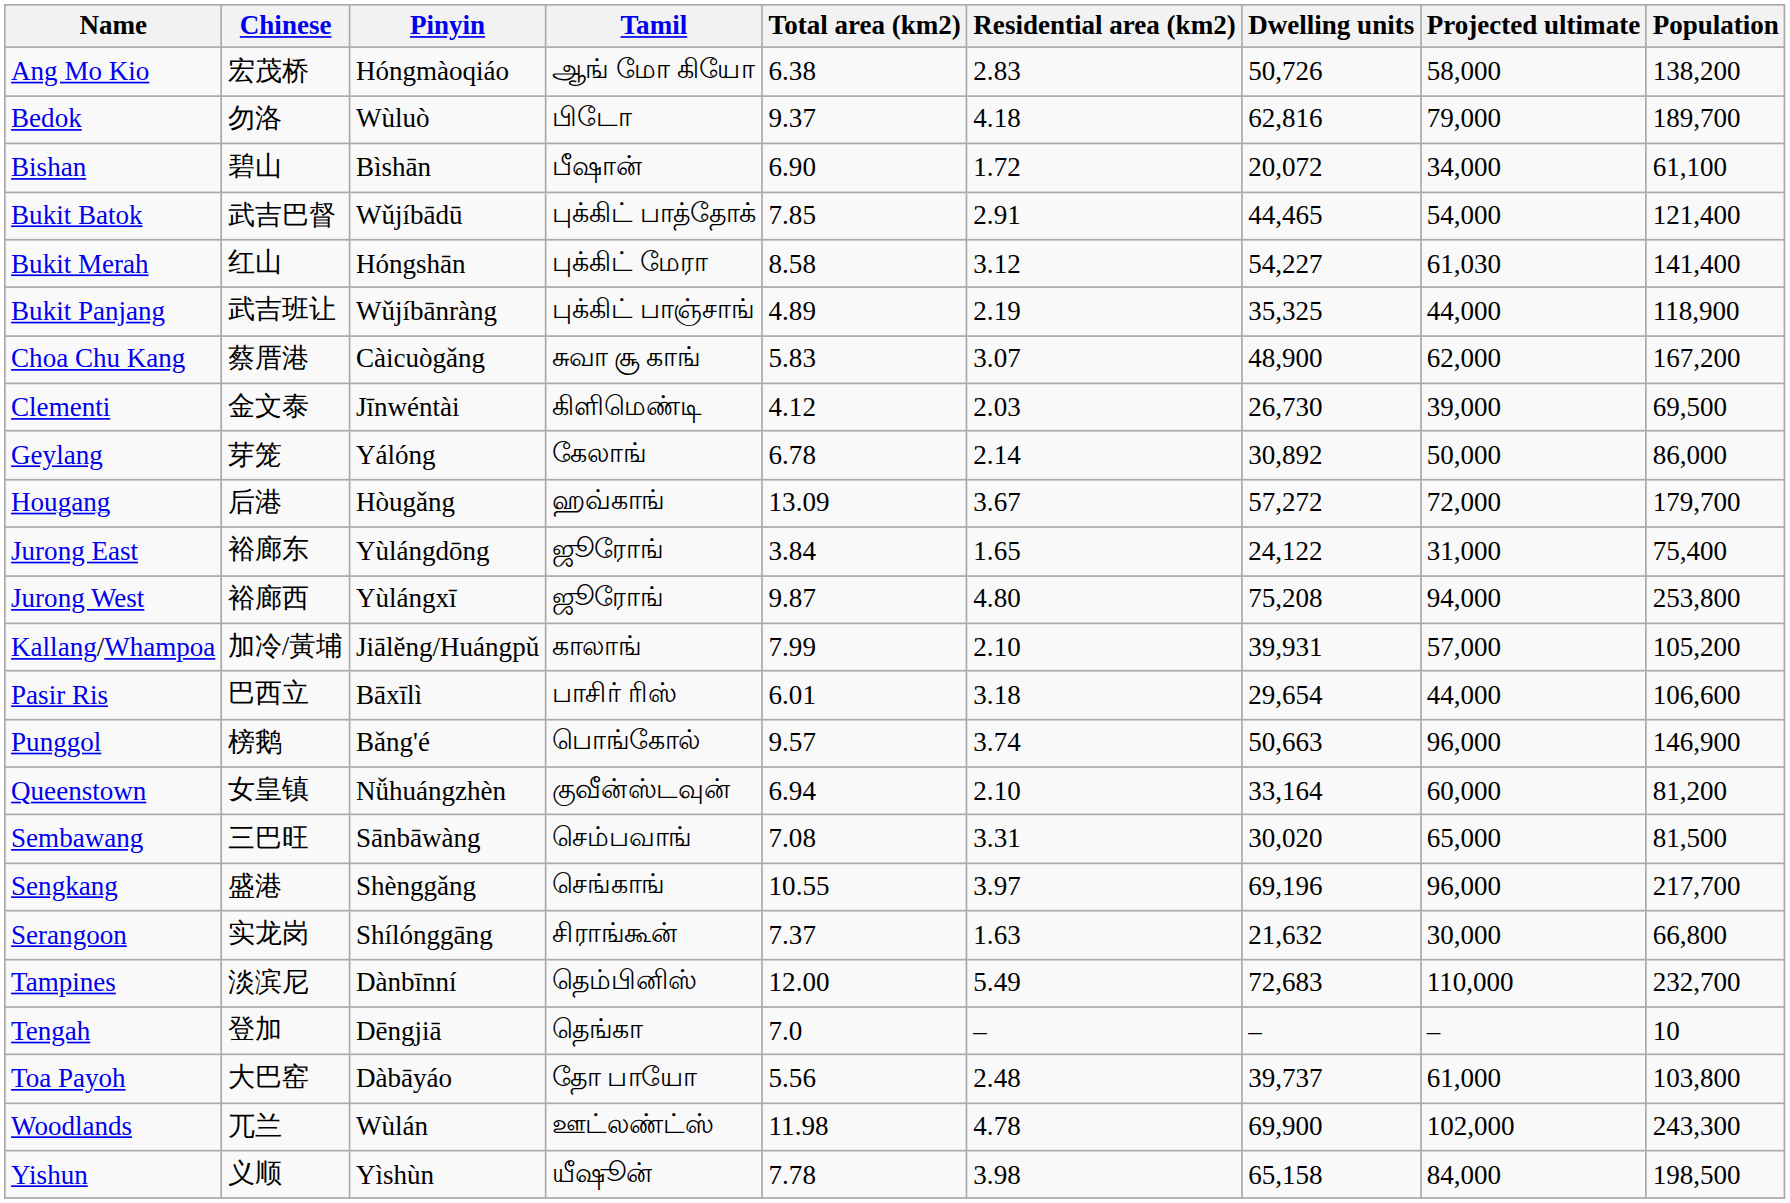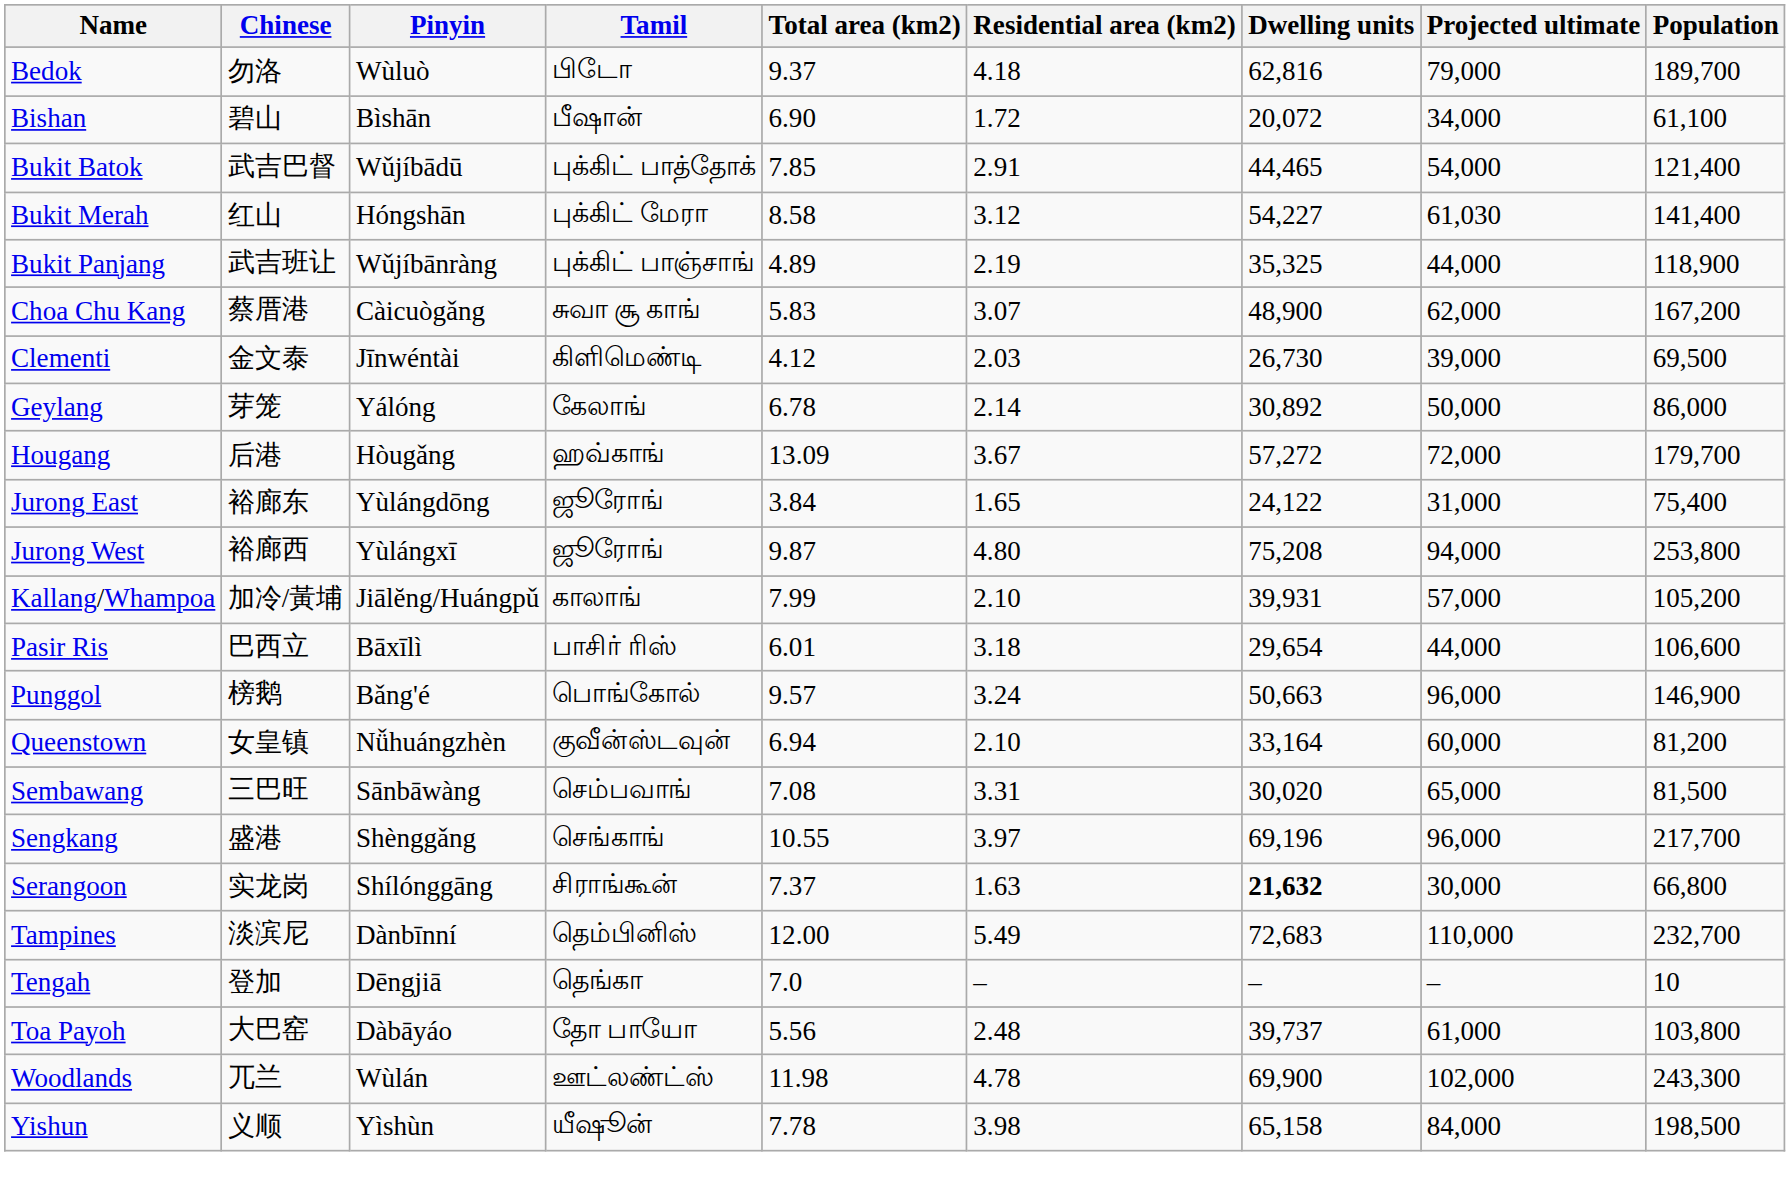- row: (80, 71)
(997, 742) 3.74 -> (997, 694) 3.24
(1285, 934) normal -> (1285, 886) bold
